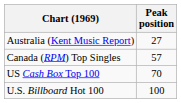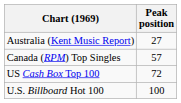(157, 73) 70 -> (157, 73) 72
